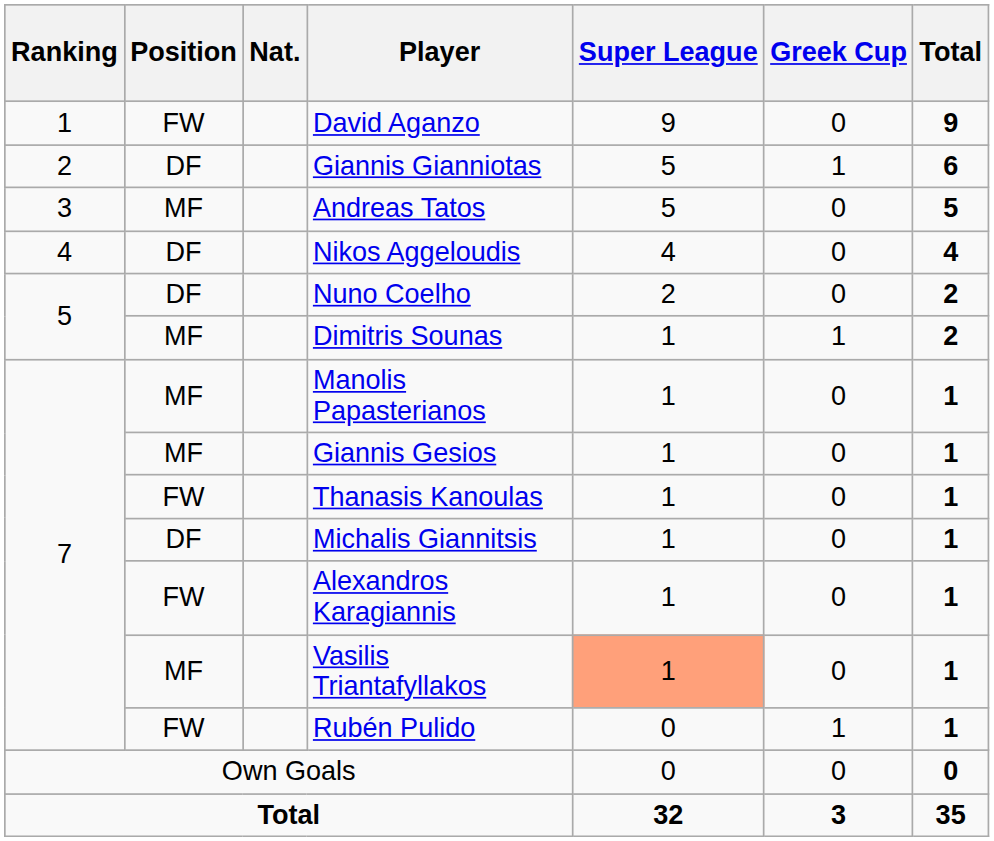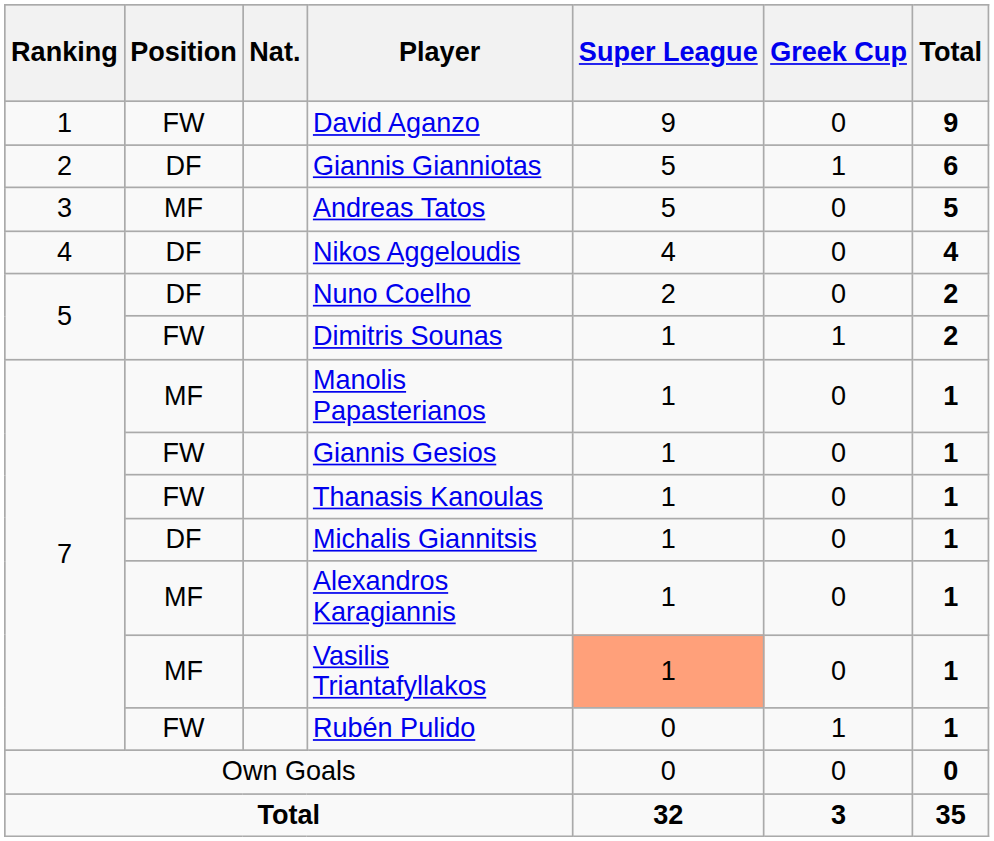(184, 337) MF -> (184, 337) FW
(184, 453) MF -> (184, 453) FW
(184, 597) FW -> (184, 597) MF
